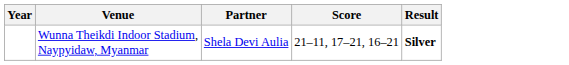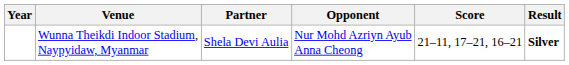+ column: (353, 15)
